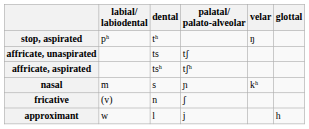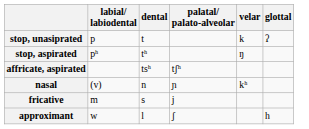+ row: (46, 38)
- row: (52, 54)
(105, 85) m -> (96, 85) (v)
(154, 85) s -> (144, 85) n
(107, 100) (v) -> (94, 100) m
(155, 100) n -> (143, 100) s
(184, 100) ʃ -> (173, 100) j
(184, 116) j -> (173, 116) ʃ
